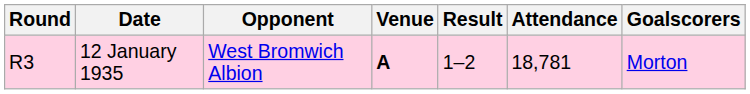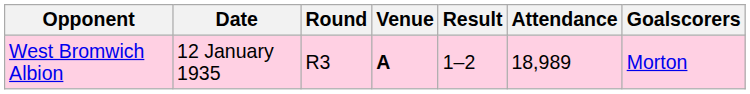columns swapped: (40, 19) <-> (288, 19)
(541, 61) 18,781 -> (541, 61) 18,989
